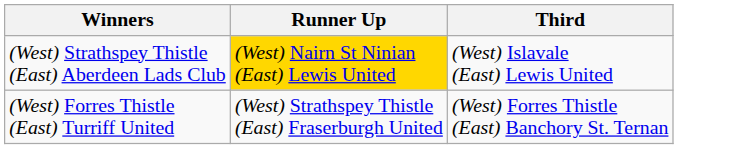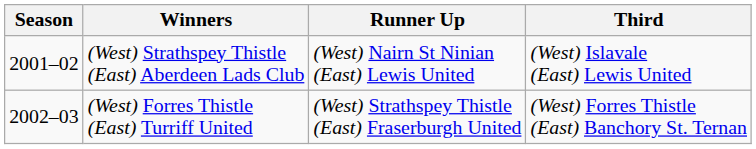+ column: (44, 20)
(325, 62) gold background -> (404, 62) no background
